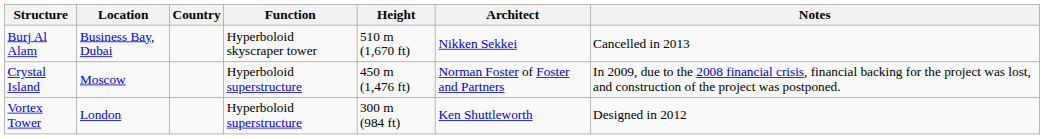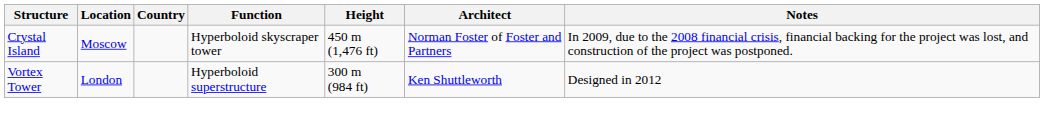- row: (27, 43)
(264, 79) Hyperboloid superstructure -> (255, 43) Hyperboloid skyscraper tower
